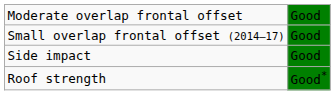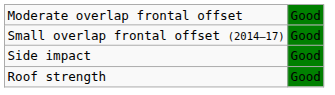(309, 78) Good* -> (306, 76) Good
